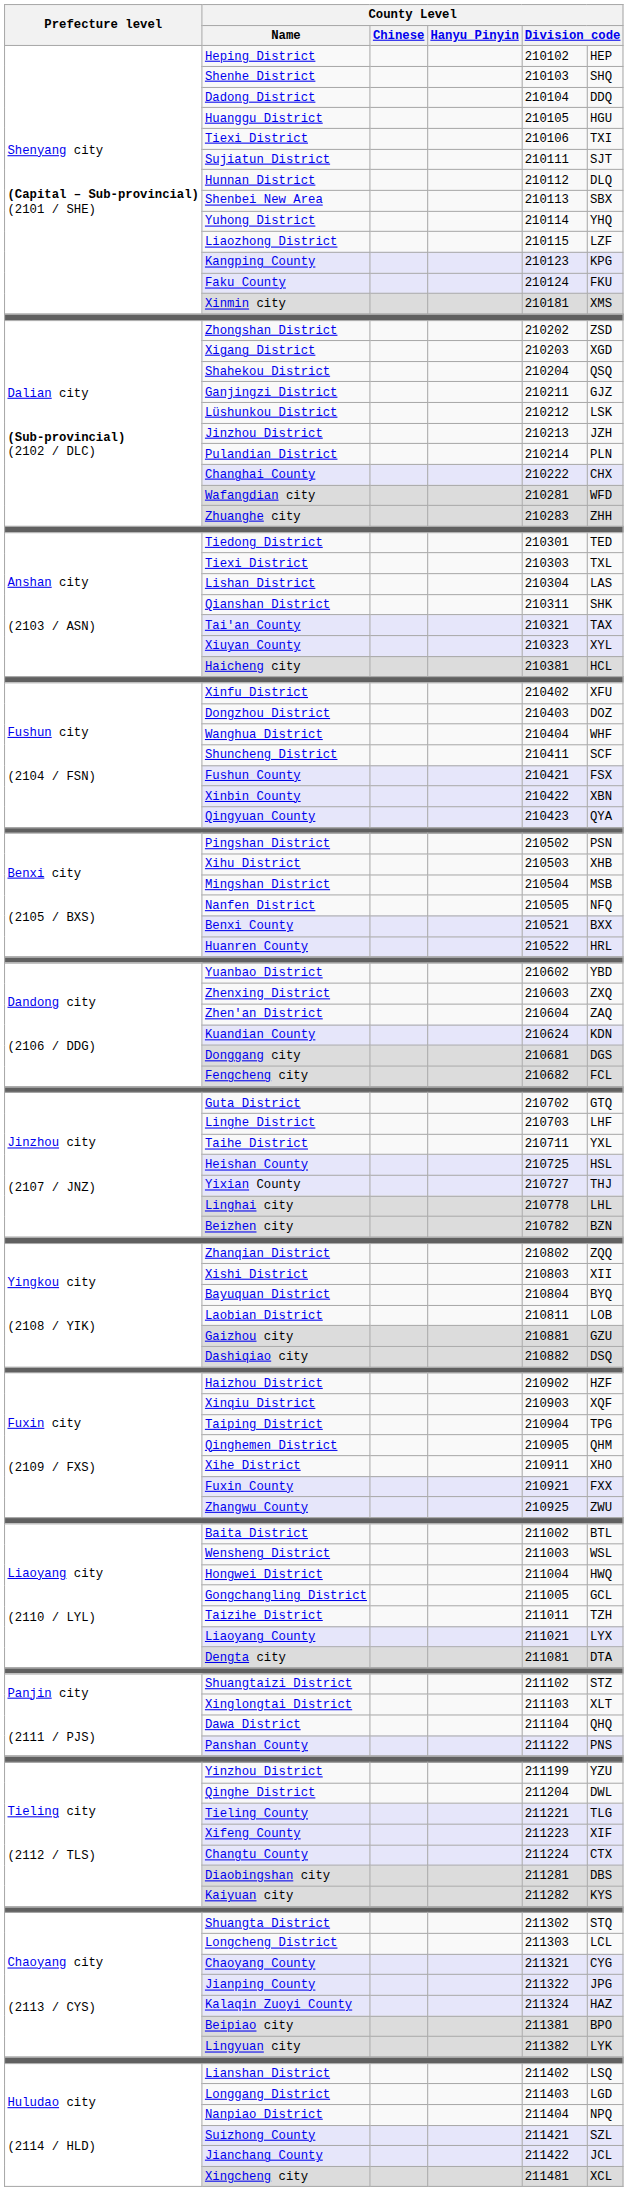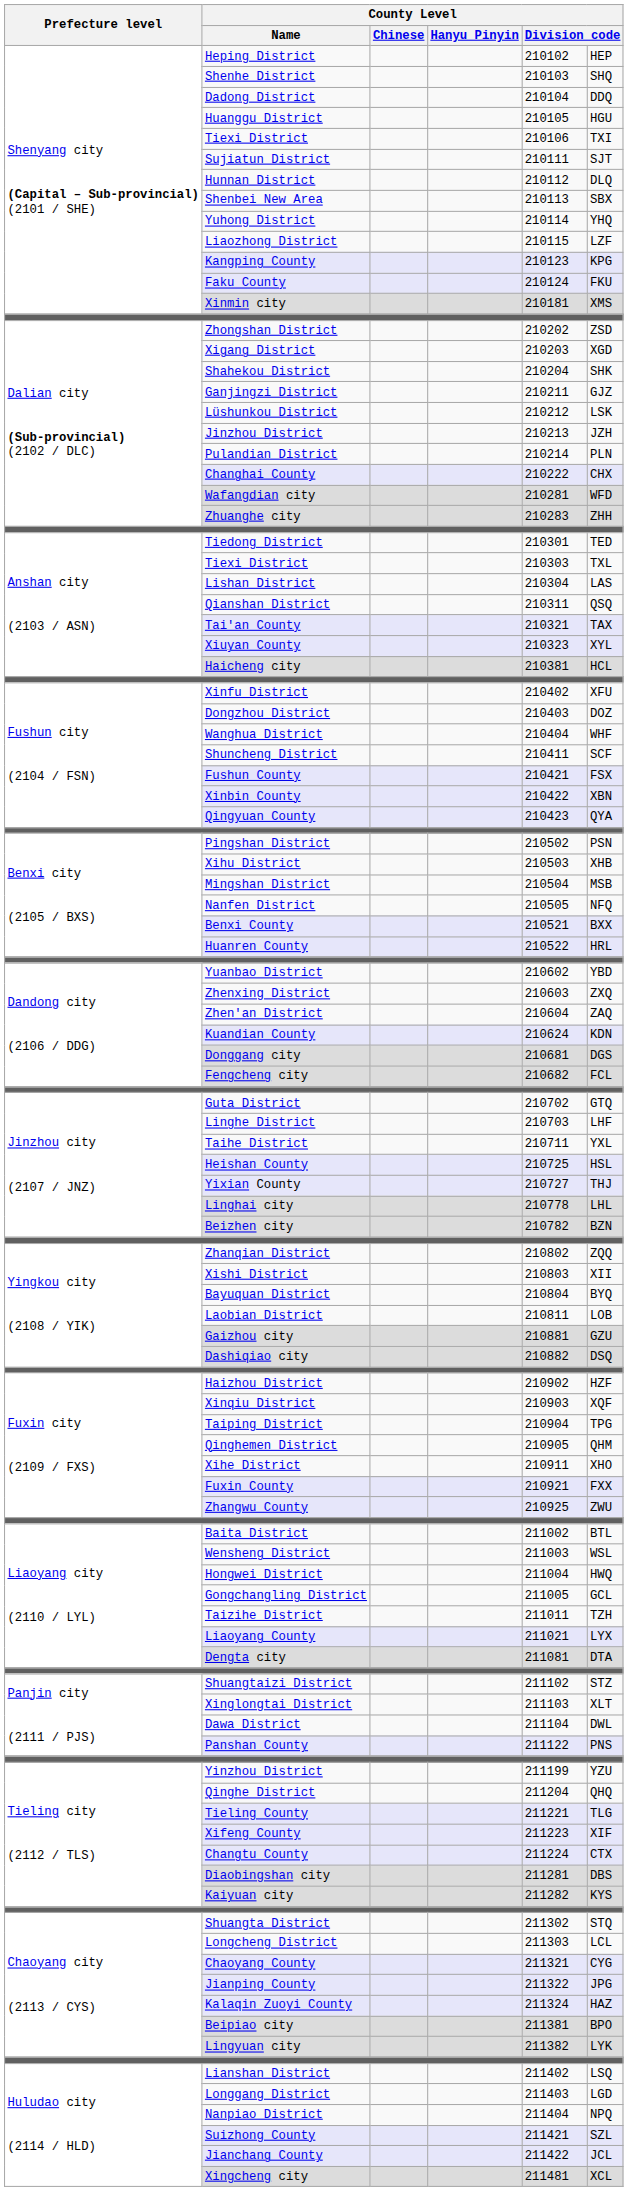(601, 371) QSQ -> (601, 371) SHK
(601, 604) SHK -> (601, 604) QSQ
(601, 1725) QHQ -> (601, 1725) DWL
(601, 1793) DWL -> (601, 1793) QHQ
